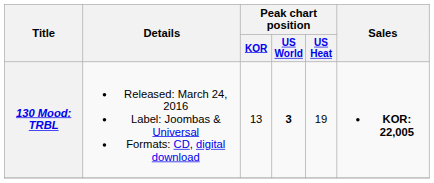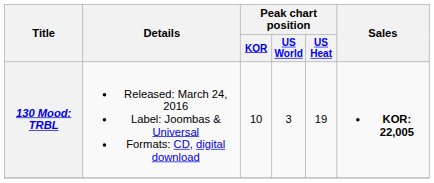(256, 119) 13 -> (256, 119) 10
(289, 119) bold -> (289, 119) normal
